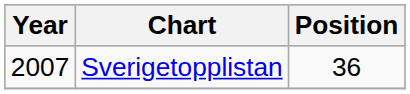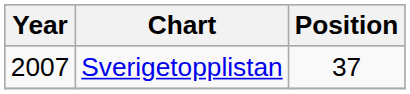(346, 66) 36 -> (346, 66) 37
